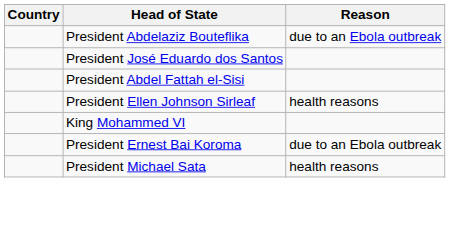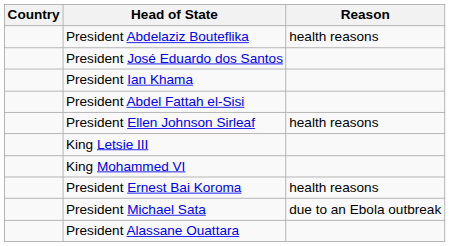(365, 36) due to an Ebola outbreak -> (334, 36) health reasons
+ row: (129, 79)
+ row: (107, 144)
(365, 144) due to an Ebola outbreak -> (334, 187) health reasons
(334, 166) health reasons -> (365, 209) due to an Ebola outbreak
+ row: (153, 230)
